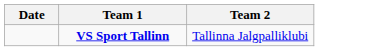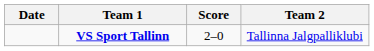+ column: (214, 14)
